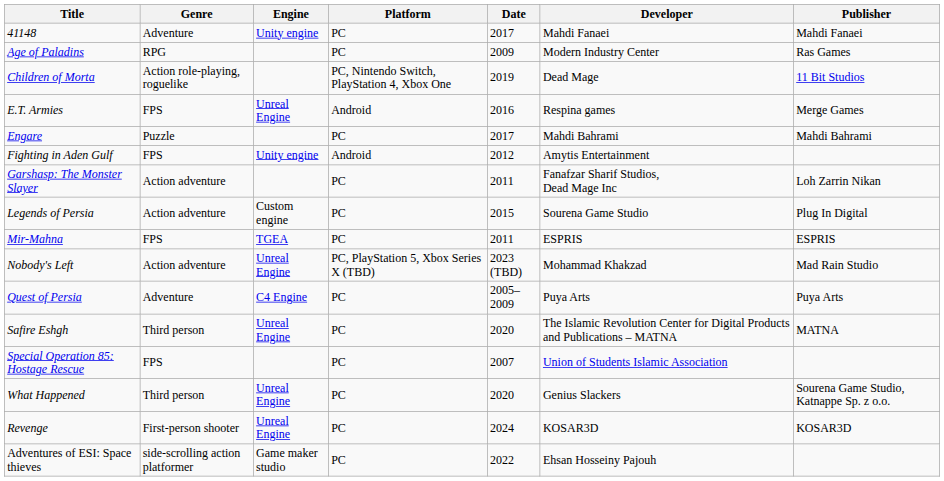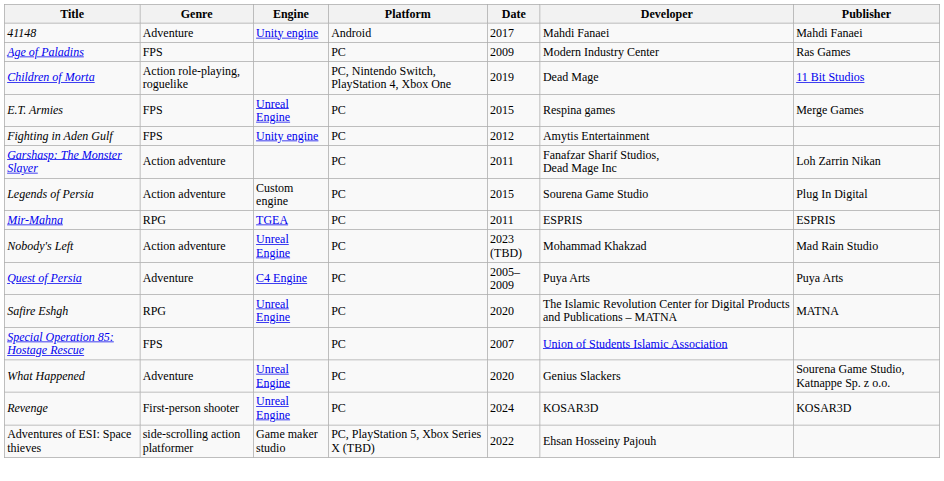(339, 33) PC -> (351, 33) Android
(154, 52) RPG -> (153, 52) FPS
(351, 110) Android -> (339, 110) PC
(502, 110) 2016 -> (502, 110) 2015
- row: (25, 136)
(351, 155) Android -> (339, 136) PC
(153, 239) FPS -> (154, 220) RPG
(406, 265) PC, PlayStation 5, Xbox Series X (TBD) -> (339, 246) PC
(174, 330) Third person -> (154, 311) RPG
(174, 395) Third person -> (168, 376) Adventure
(339, 460) PC -> (406, 441) PC, PlayStation 5, Xbox Series X (TBD)
